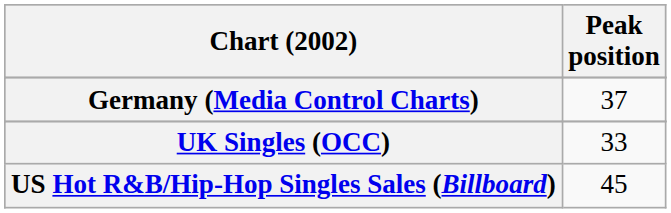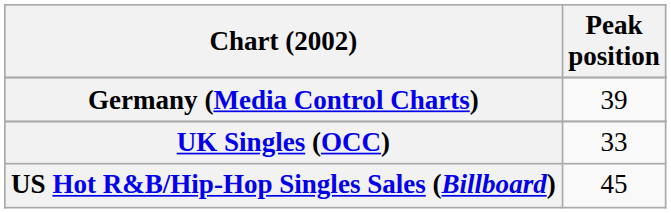(614, 99) 37 -> (614, 99) 39
